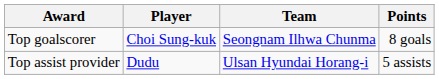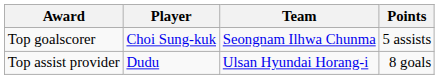(410, 39) 8 goals -> (407, 39) 5 assists
(407, 62) 5 assists -> (410, 62) 8 goals
